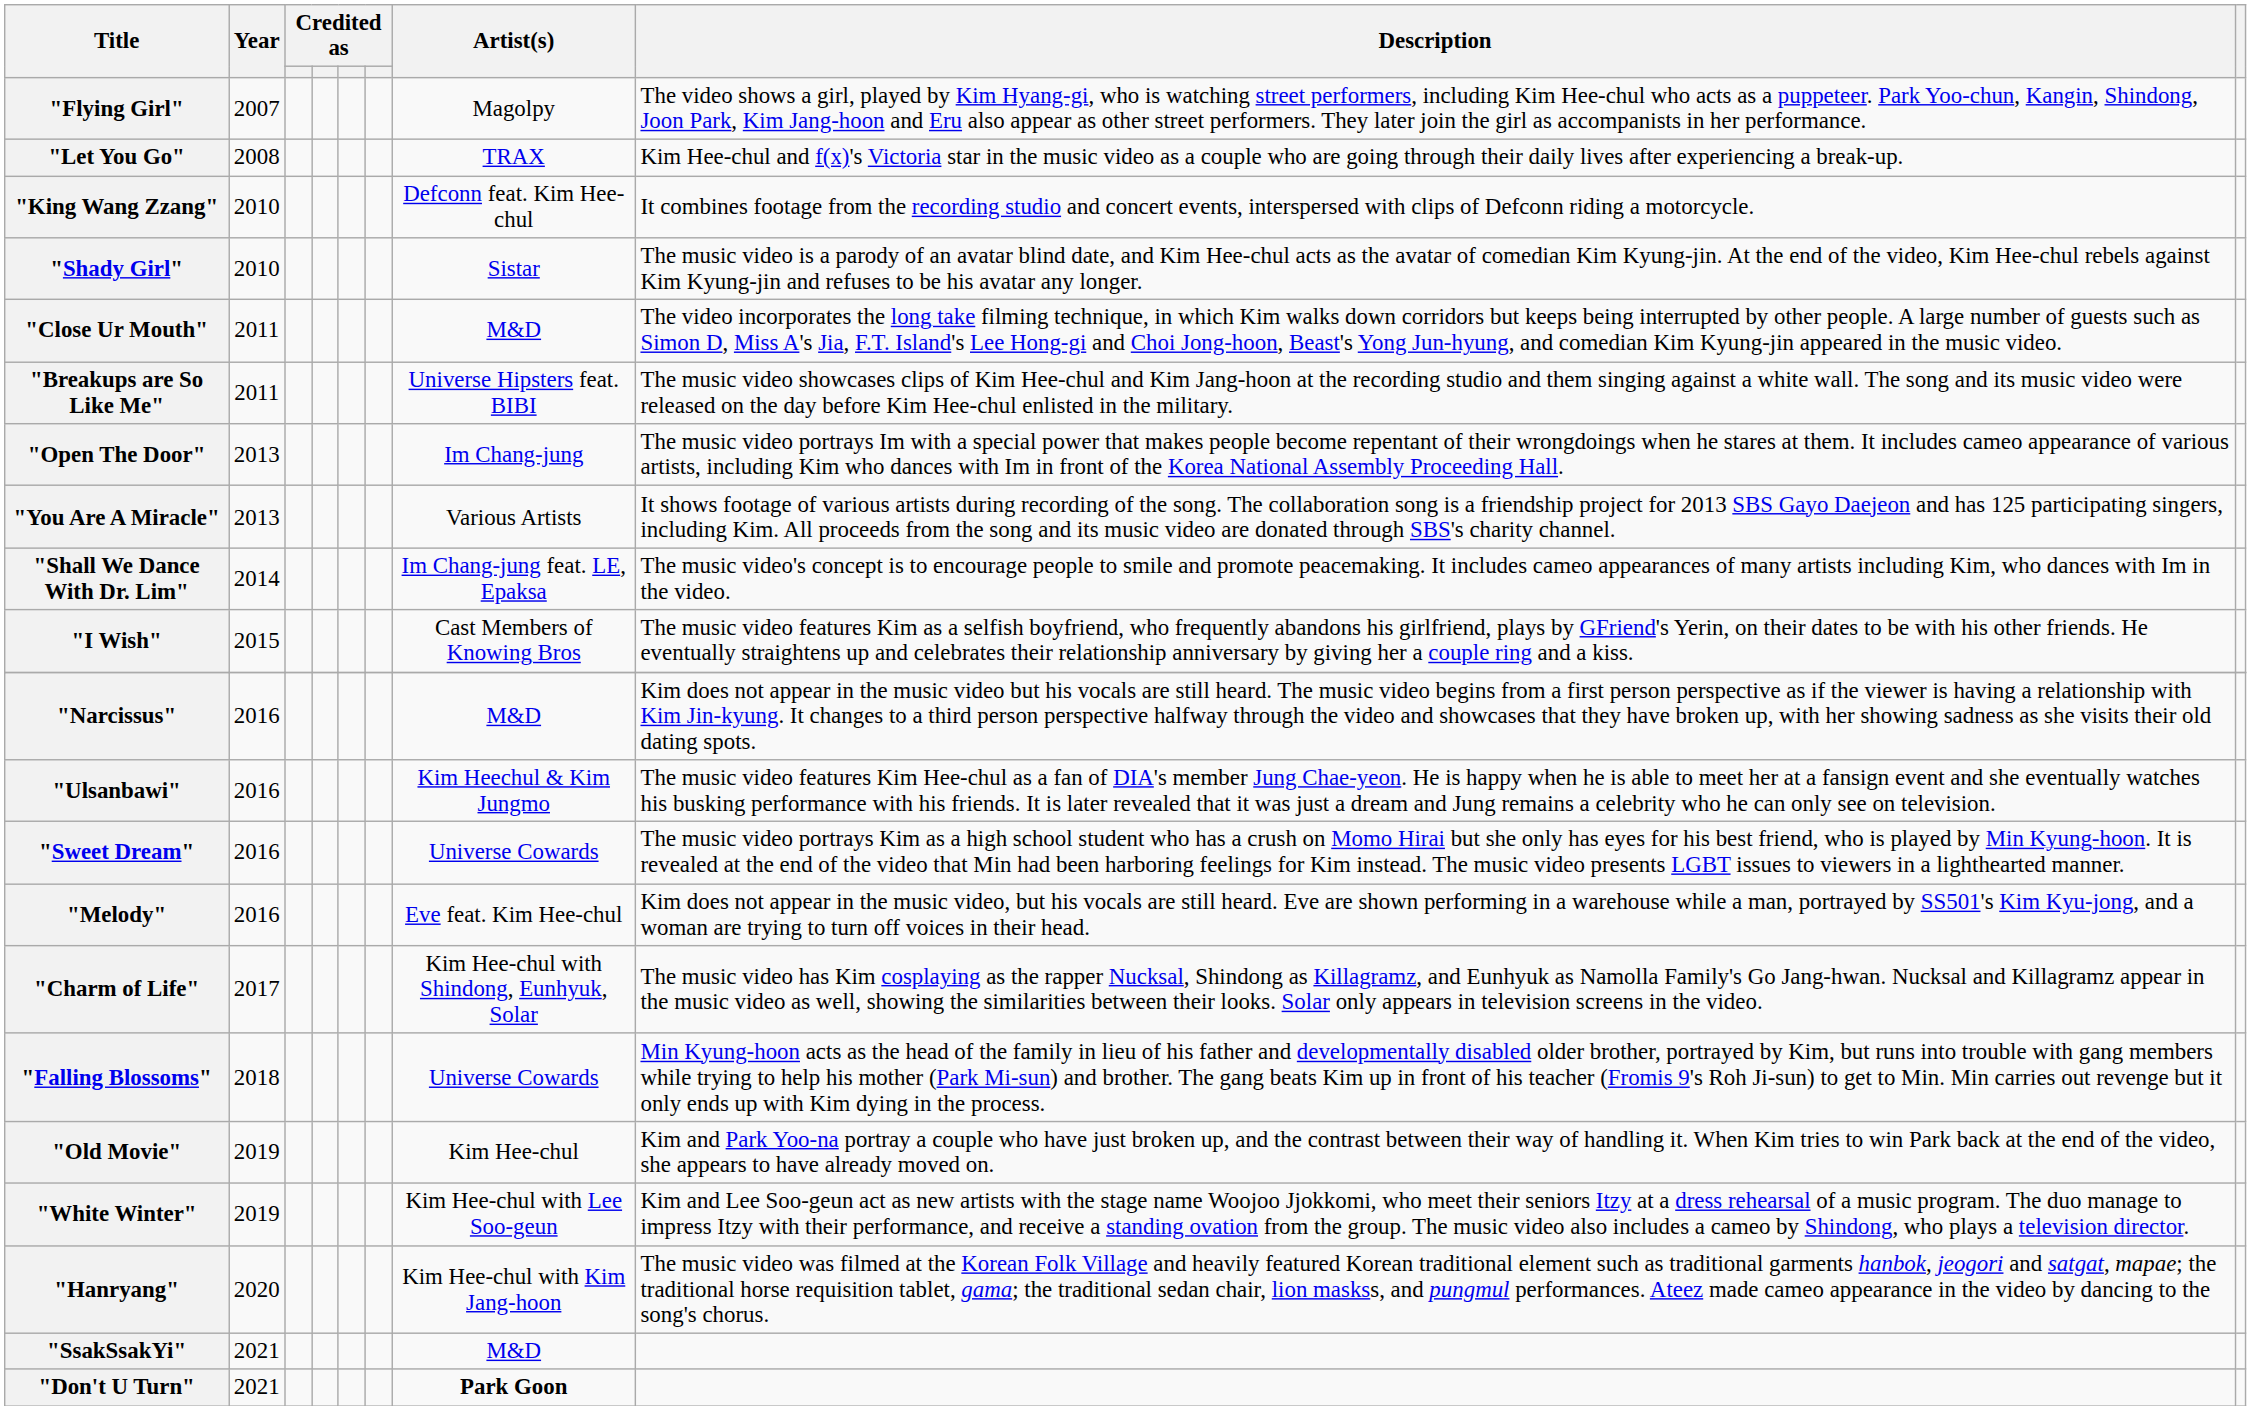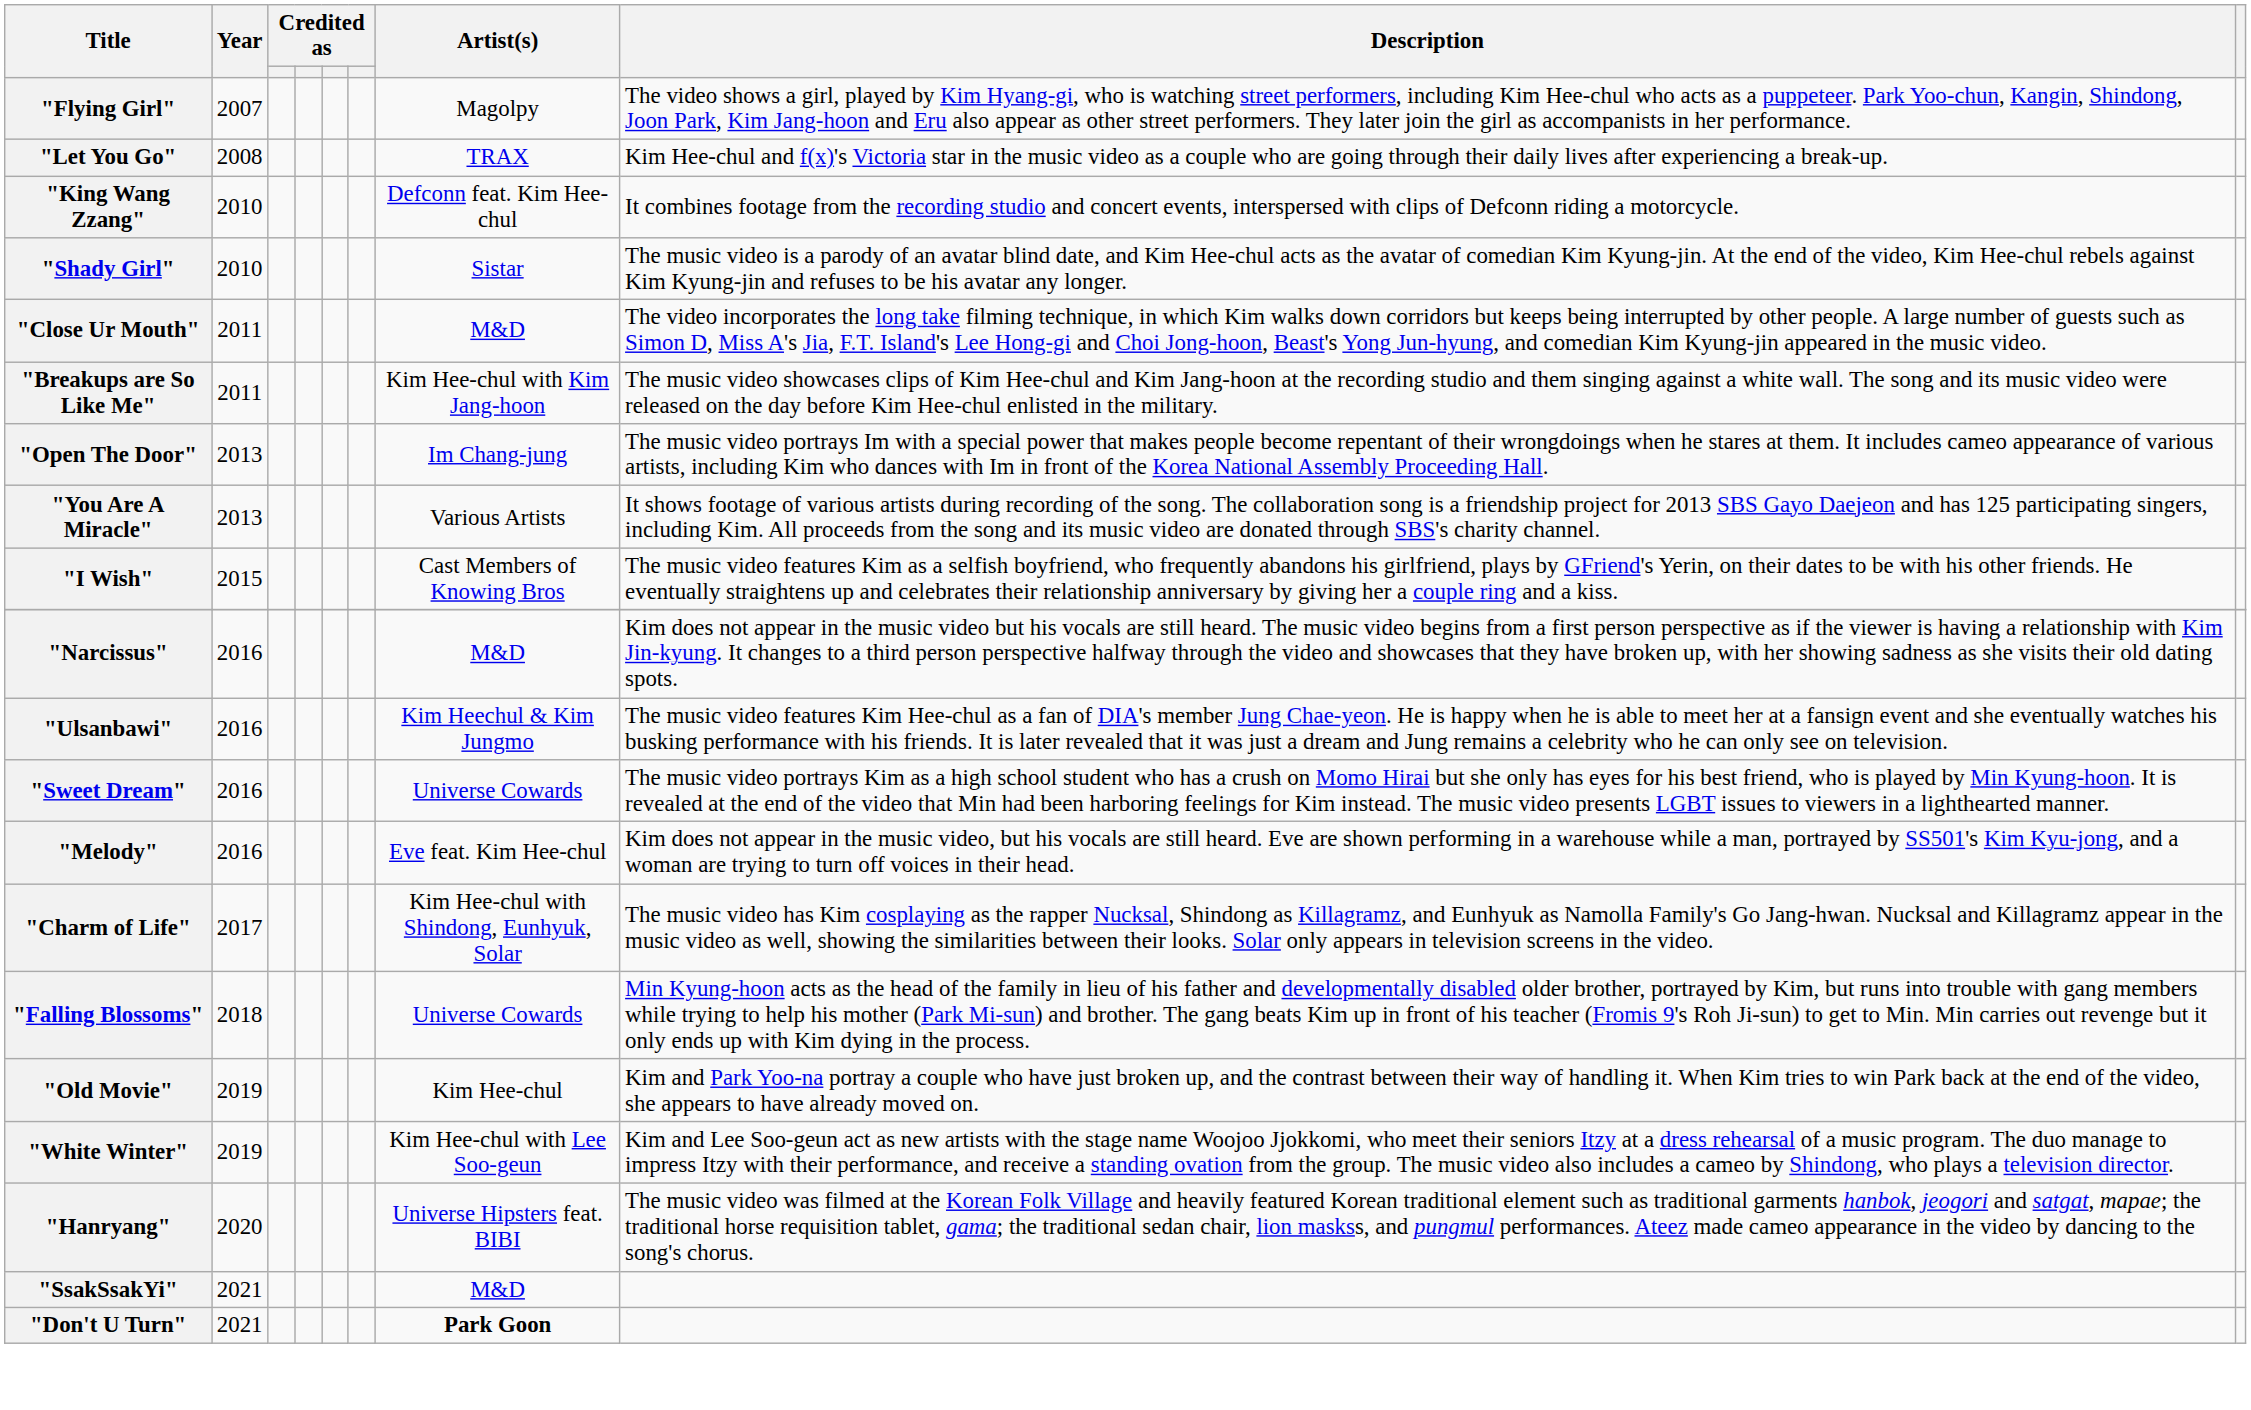(514, 392) Universe Hipsters feat. BIBI -> (498, 392) Kim Hee-chul with Kim Jang-hoon
- row: (117, 578)
(514, 1288) Kim Hee-chul with Kim Jang-hoon -> (498, 1226) Universe Hipsters feat. BIBI
